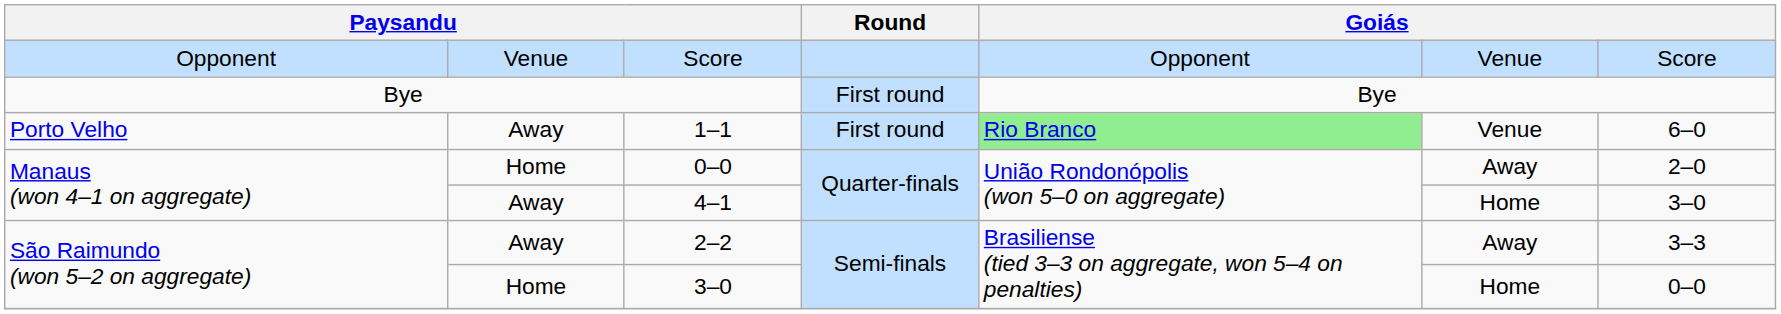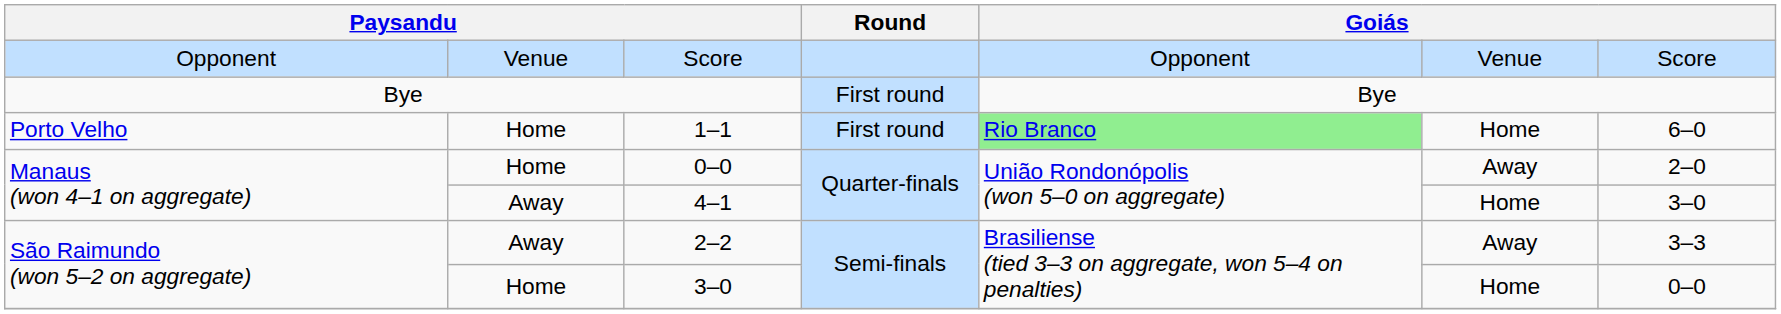(536, 130) Away -> (536, 130) Home
(1510, 130) Venue -> (1510, 130) Home
